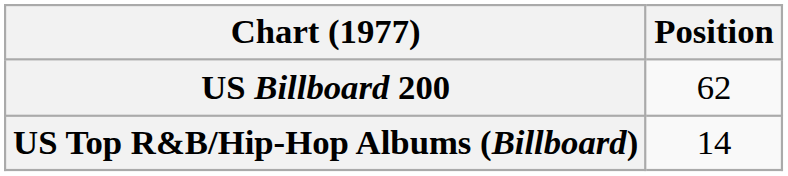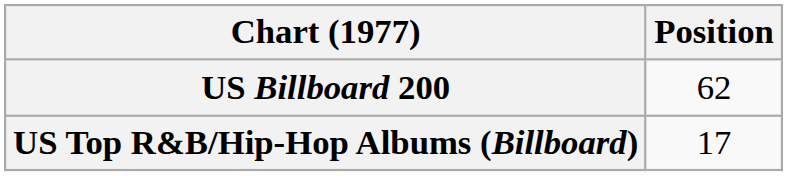(714, 142) 14 -> (714, 142) 17
